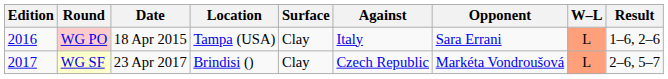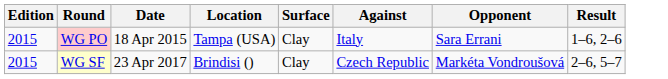- column: (587, 16)
(22, 39) 2016 -> (22, 39) 2015
(22, 62) 2017 -> (22, 62) 2015
